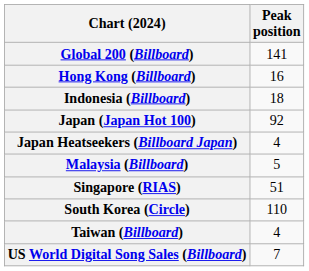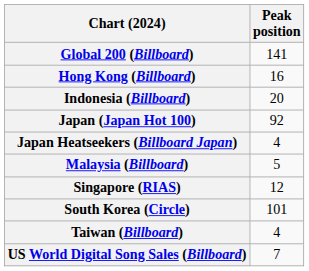(277, 98) 18 -> (277, 98) 20
(277, 187) 51 -> (277, 187) 12
(277, 210) 110 -> (277, 210) 101
